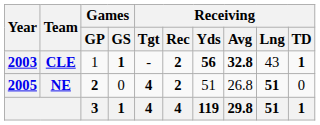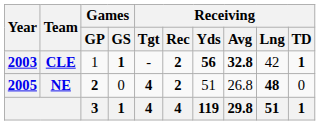(272, 62) 43 -> (272, 62) 42
(272, 85) 51 -> (272, 85) 48
